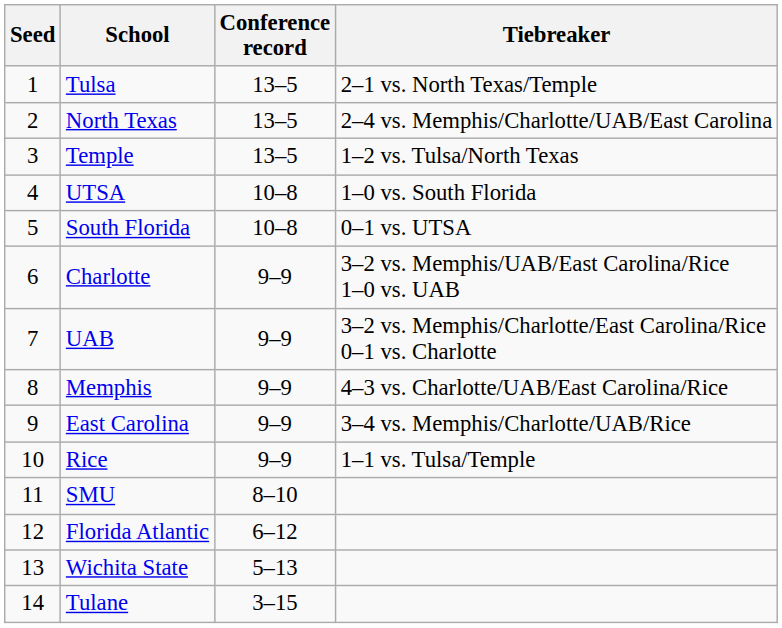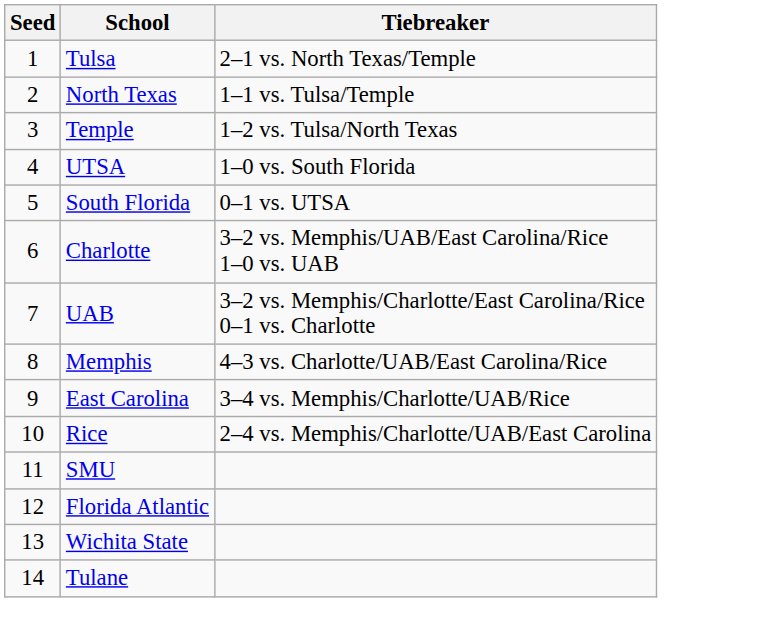- column: (275, 35)
(556, 120) 2–4 vs. Memphis/Charlotte/UAB/East Carolina -> (317, 94) 1–1 vs. Tulsa/Temple
(438, 459) 1–1 vs. Tulsa/Temple -> (435, 433) 2–4 vs. Memphis/Charlotte/UAB/East Carolina
